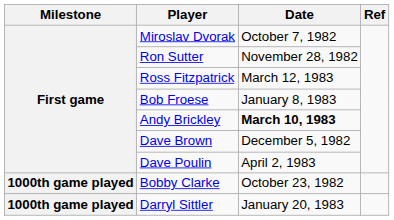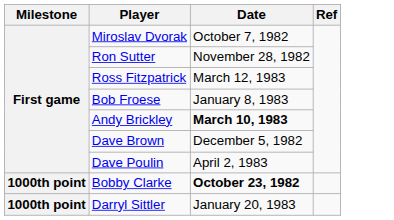(71, 183) 1000th game played -> (47, 183) 1000th point
(292, 183) normal -> (246, 183) bold
(71, 204) 1000th game played -> (47, 204) 1000th point
